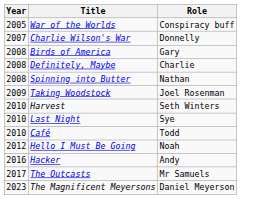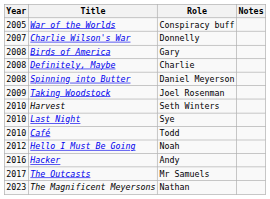+ column: (251, 11)
(175, 79) Nathan -> (197, 79) Daniel Meyerson
(197, 187) Daniel Meyerson -> (175, 187) Nathan
